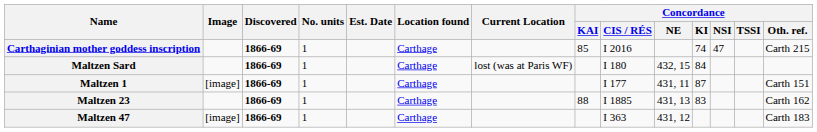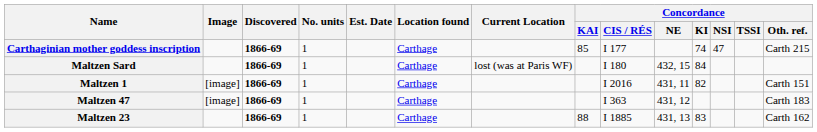(618, 48) I 2016 -> (615, 48) I 177
(615, 83) I 177 -> (618, 83) I 2016
(701, 83) 87 -> (701, 83) 82
rows swapped: (104, 100) <-> (104, 118)
